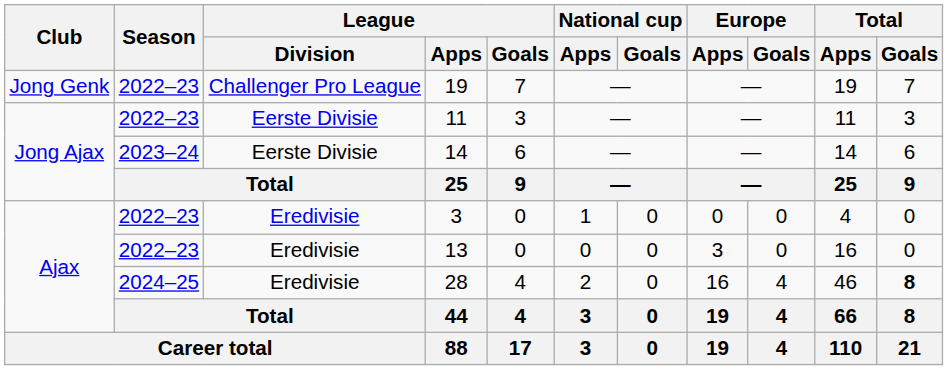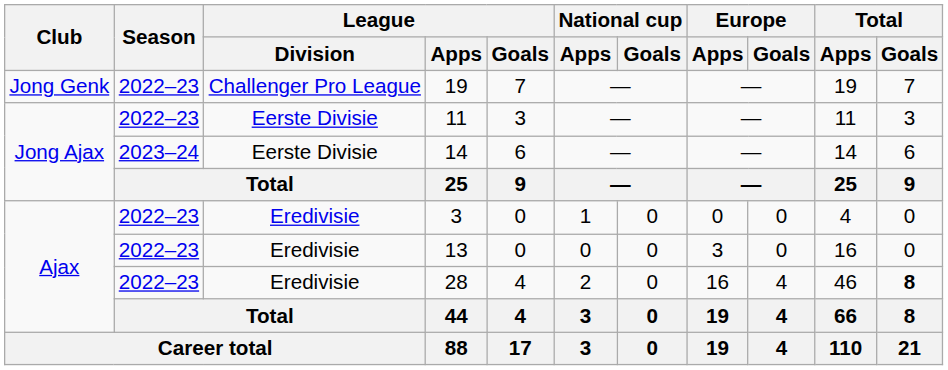(159, 282) 2024–25 -> (159, 282) 2022–23
